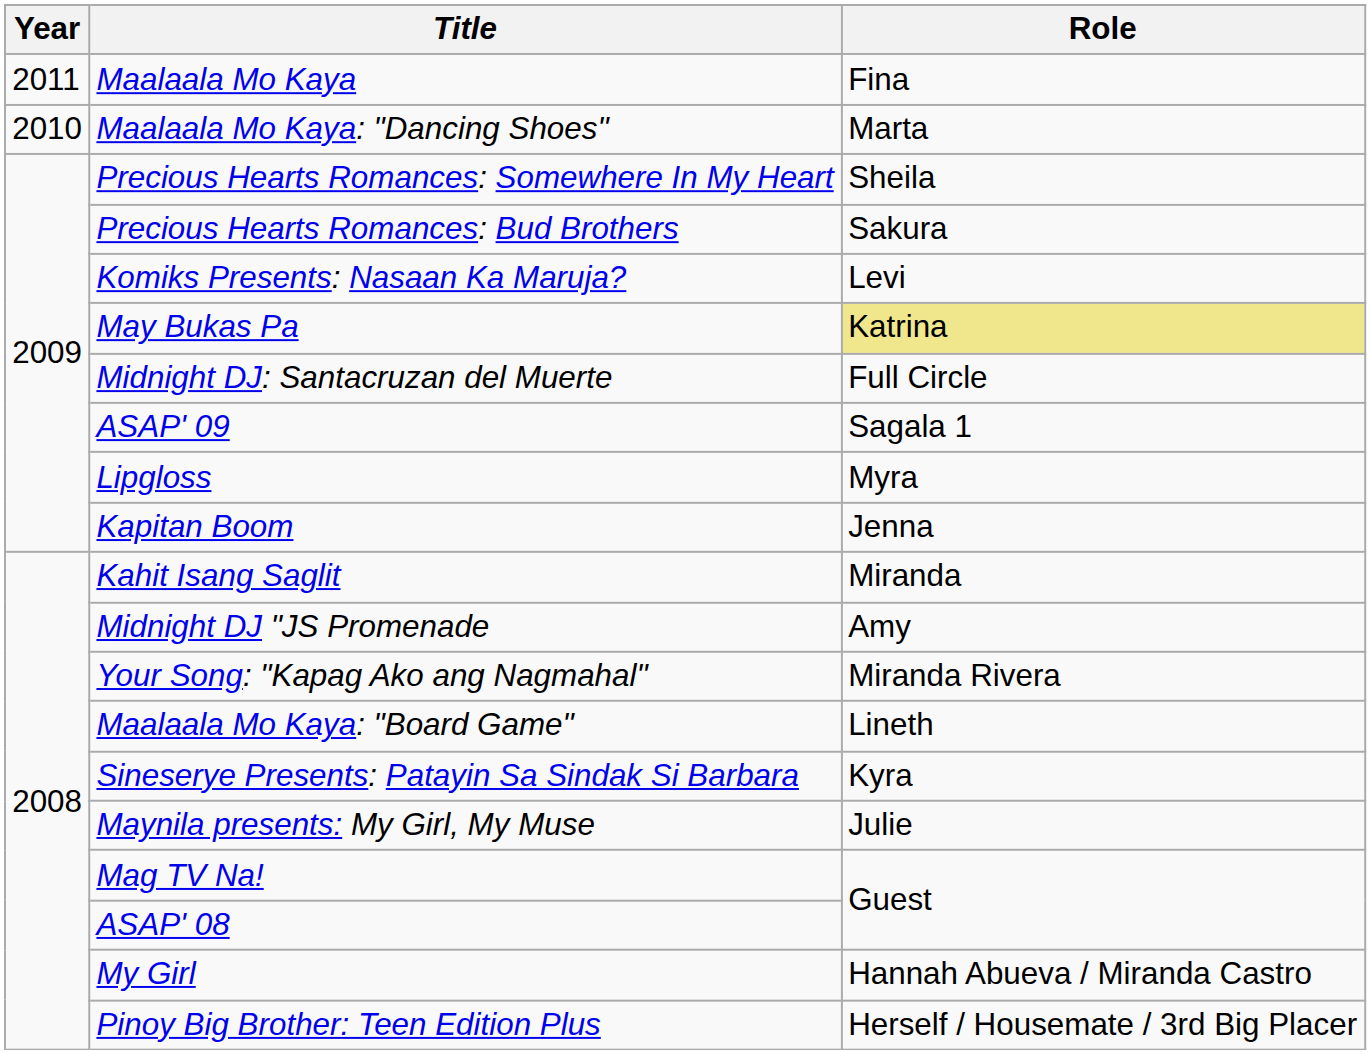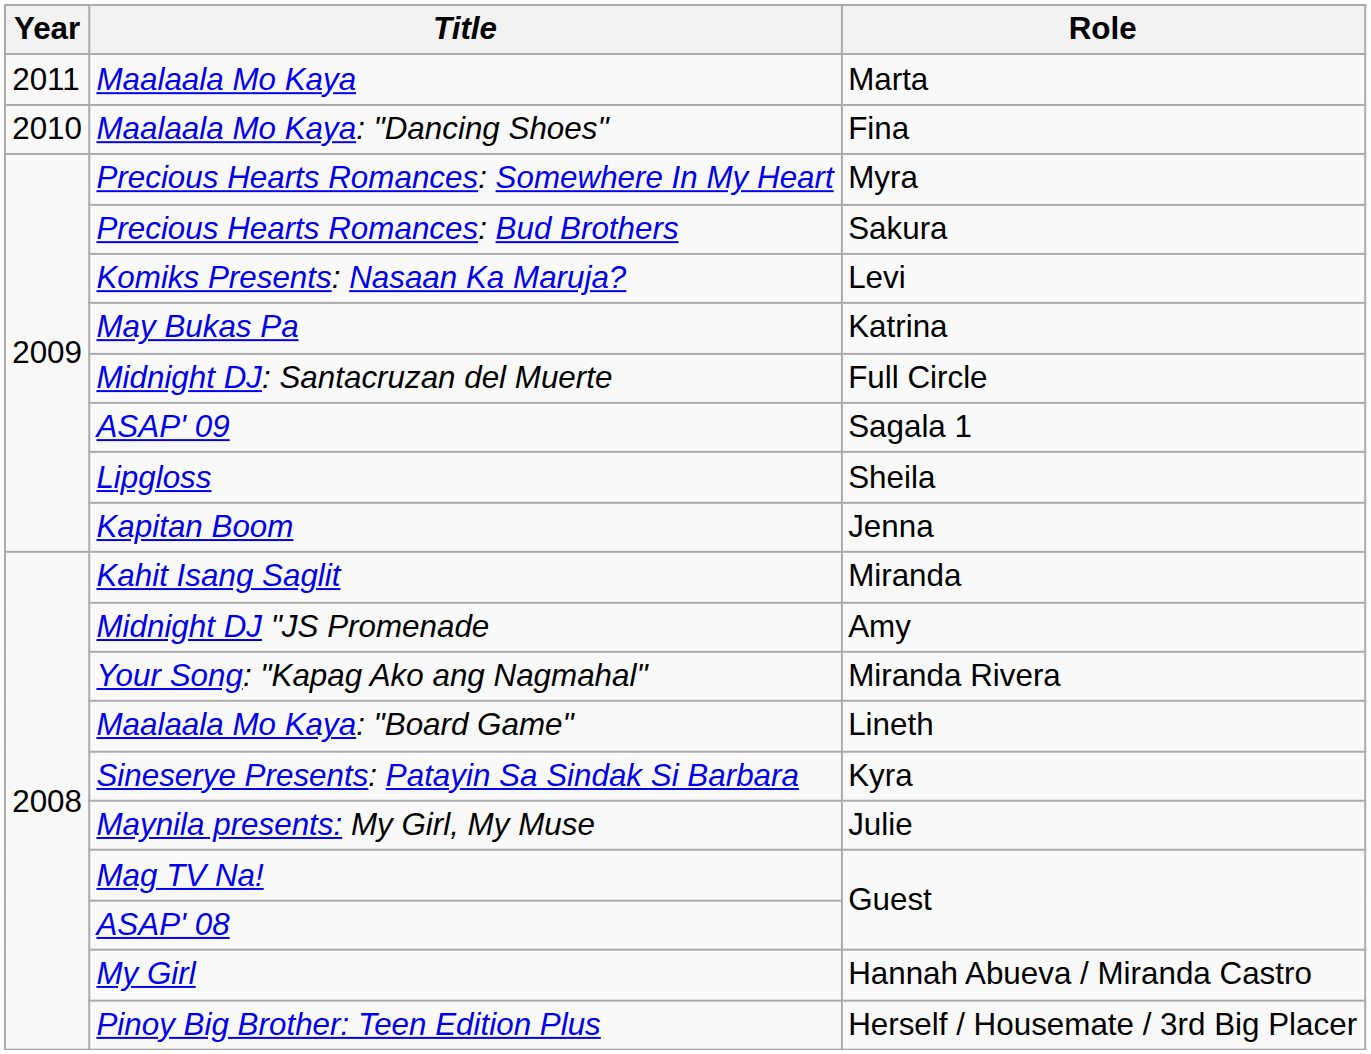(879, 79) Fina -> (888, 79) Marta
(888, 128) Marta -> (879, 128) Fina
(892, 178) Sheila -> (883, 178) Myra
(898, 327) khaki background -> (898, 327) no background
(883, 476) Myra -> (892, 476) Sheila
